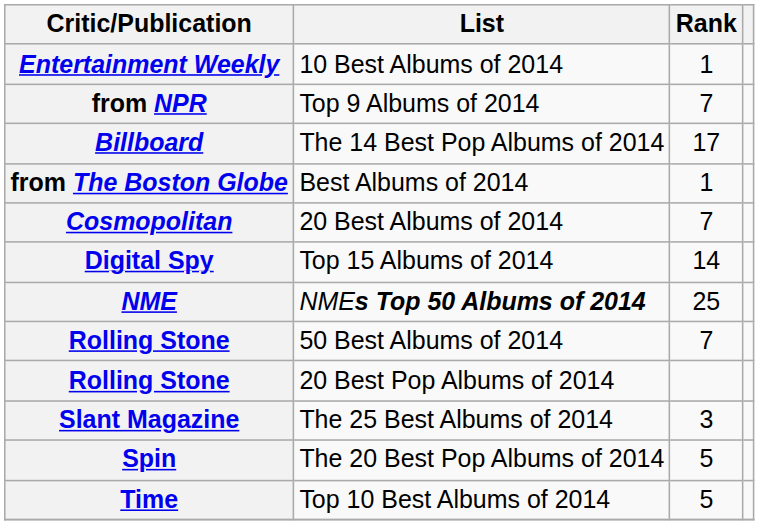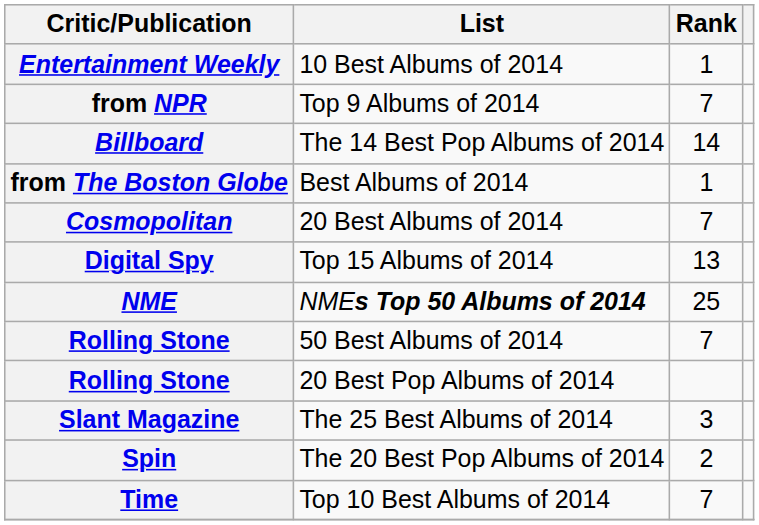(706, 143) 17 -> (706, 143) 14
(706, 261) 14 -> (706, 261) 13
(706, 459) 5 -> (706, 459) 2
(706, 499) 5 -> (706, 499) 7
